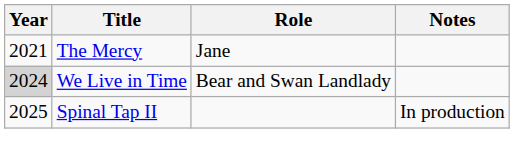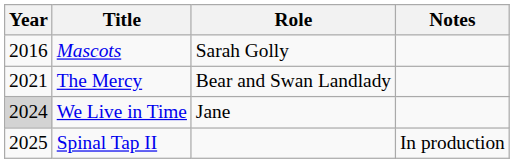+ row: (89, 50)
(213, 50) Jane -> (293, 81) Bear and Swan Landlady
(293, 81) Bear and Swan Landlady -> (213, 111) Jane
